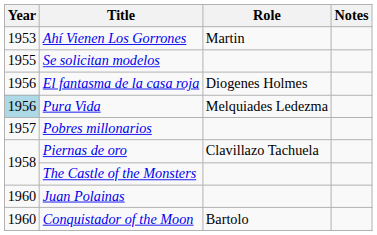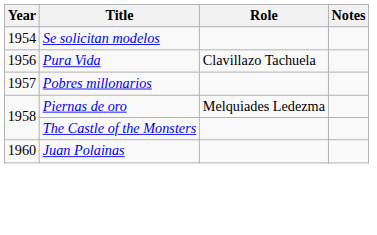- row: (115, 38)
(22, 60) 1955 -> (22, 38) 1954
- row: (121, 83)
(22, 106) lightblue background -> (22, 60) no background
(267, 106) Melquiades Ledezma -> (259, 60) Clavillazo Tachuela
(262, 151) Clavillazo Tachuela -> (264, 106) Melquiades Ledezma
- row: (118, 219)
